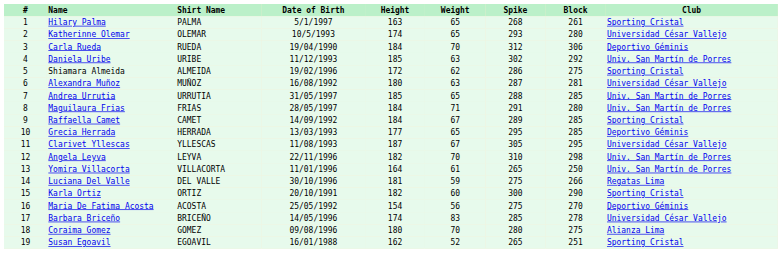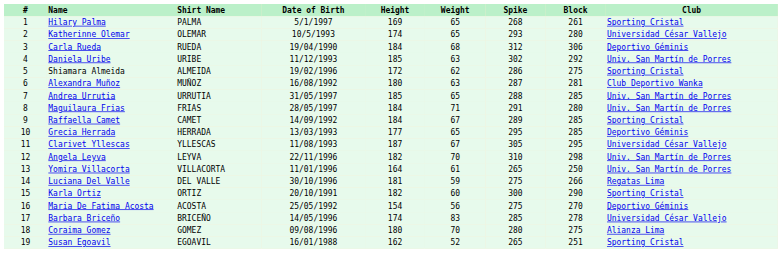(395, 22) 163 -> (395, 22) 169
(455, 47) 70 -> (455, 47) 68
(667, 84) Universidad César Vallejo -> (655, 84) Club Deportivo Wanka
